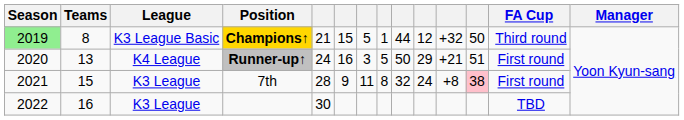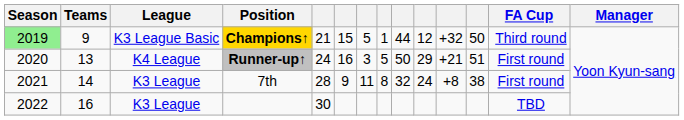(86, 38) 8 -> (86, 38) 9
(86, 82) 15 -> (86, 82) 14
(477, 82) pink background -> (477, 82) no background
